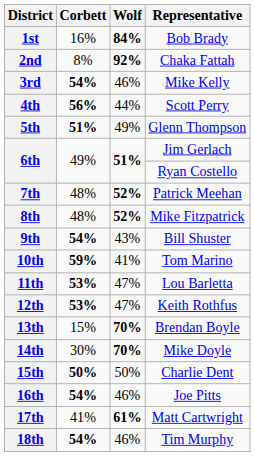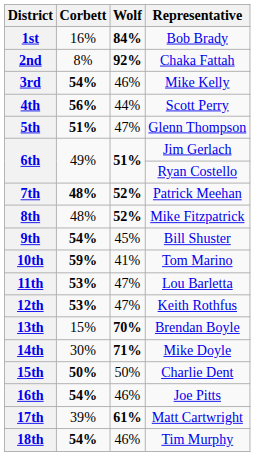(127, 127) 49% -> (127, 127) 47%
(83, 194) normal -> (83, 194) bold
(127, 238) 43% -> (127, 238) 45%
(127, 350) 70% -> (127, 350) 71%
(83, 417) 41% -> (83, 417) 39%
